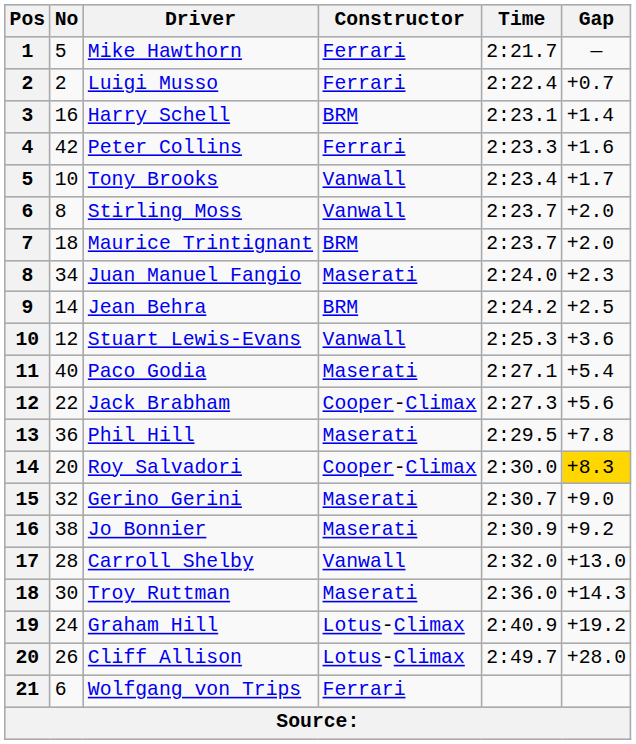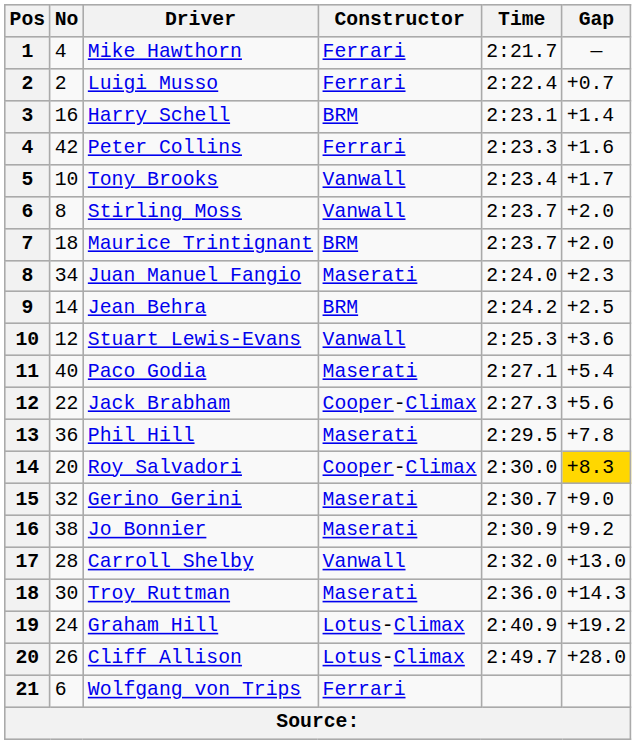(61, 53) 5 -> (61, 53) 4
